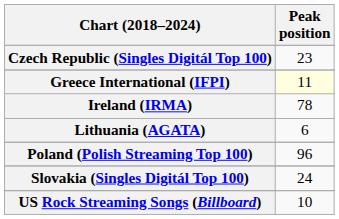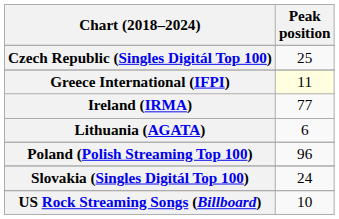(305, 57) 23 -> (305, 57) 25
(305, 105) 78 -> (305, 105) 77
